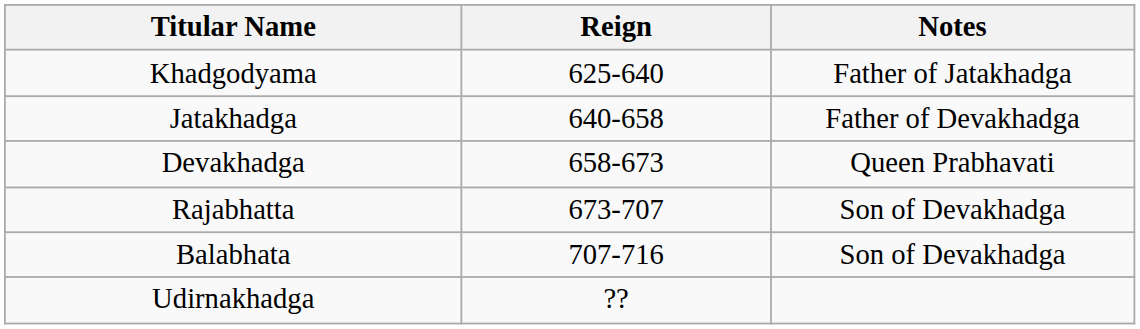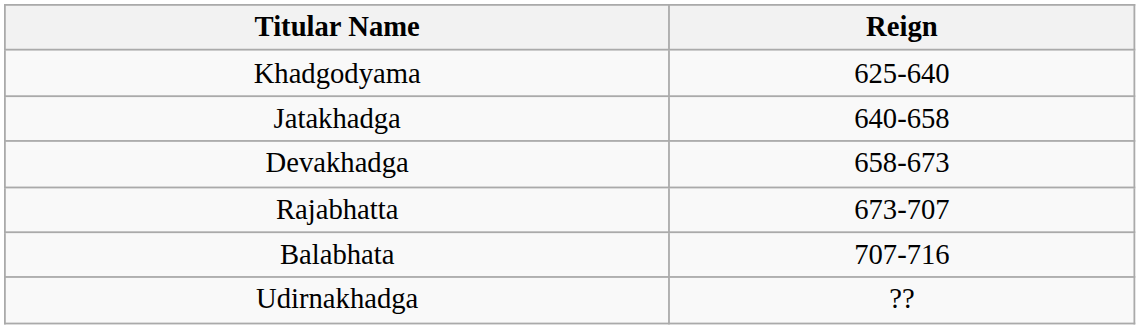- column: (953, 27)
